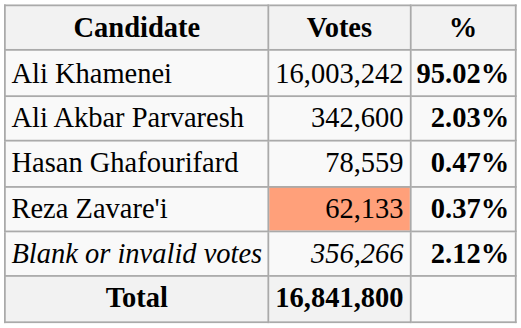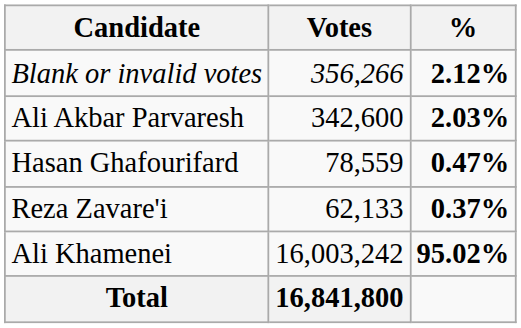rows swapped: (92, 72) <-> (137, 253)
(364, 208) lightsalmon background -> (364, 208) no background
